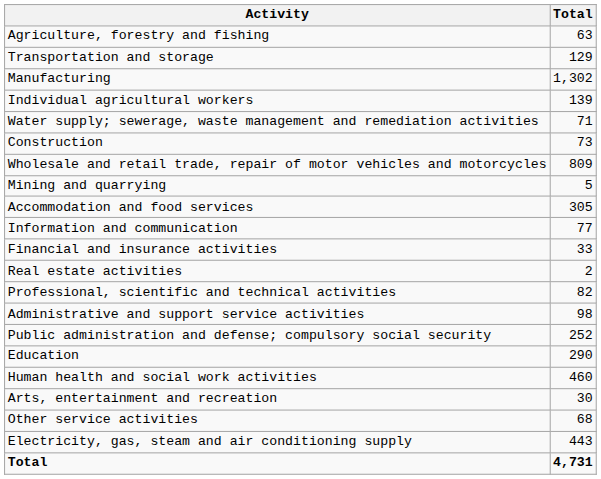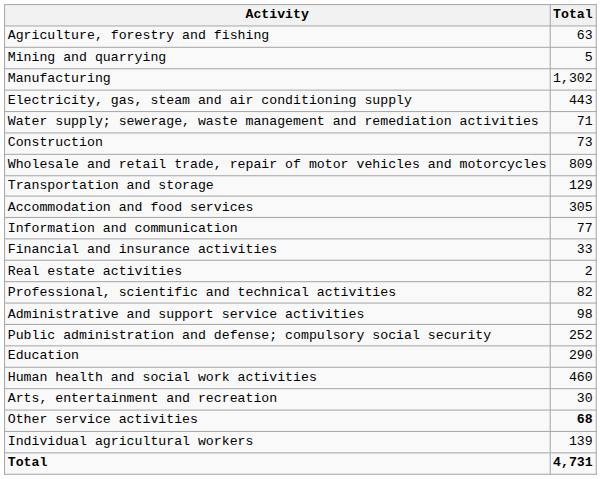rows swapped: (87, 186) <-> (111, 58)
rows swapped: (210, 442) <-> (131, 101)
(585, 421) normal -> (585, 421) bold
